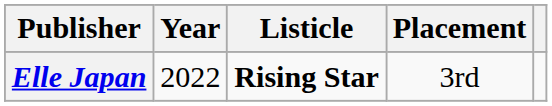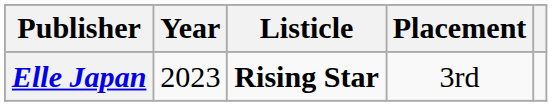(190, 76) 2022 -> (190, 76) 2023
